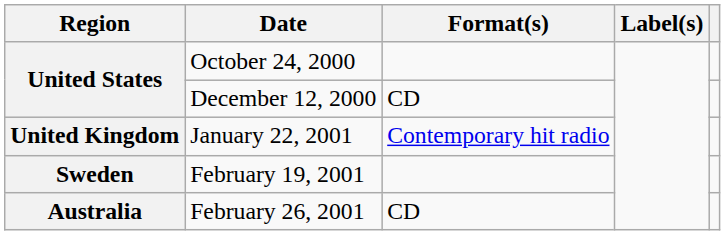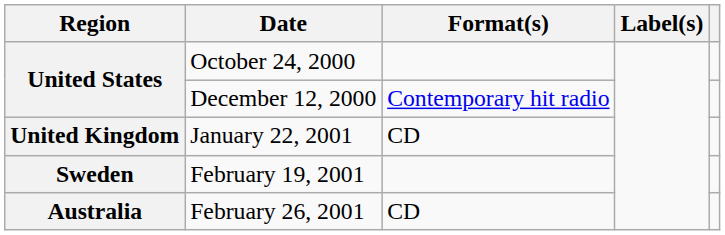(404, 98) CD -> (498, 98) Contemporary hit radio
(498, 135) Contemporary hit radio -> (404, 135) CD
